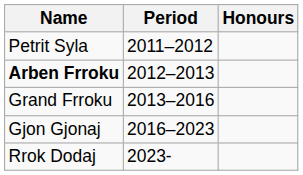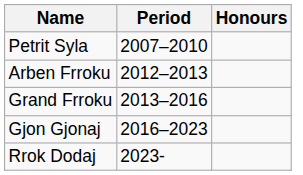+ row: (164, 45)
- row: (170, 45)
(64, 73) bold -> (59, 73) normal
